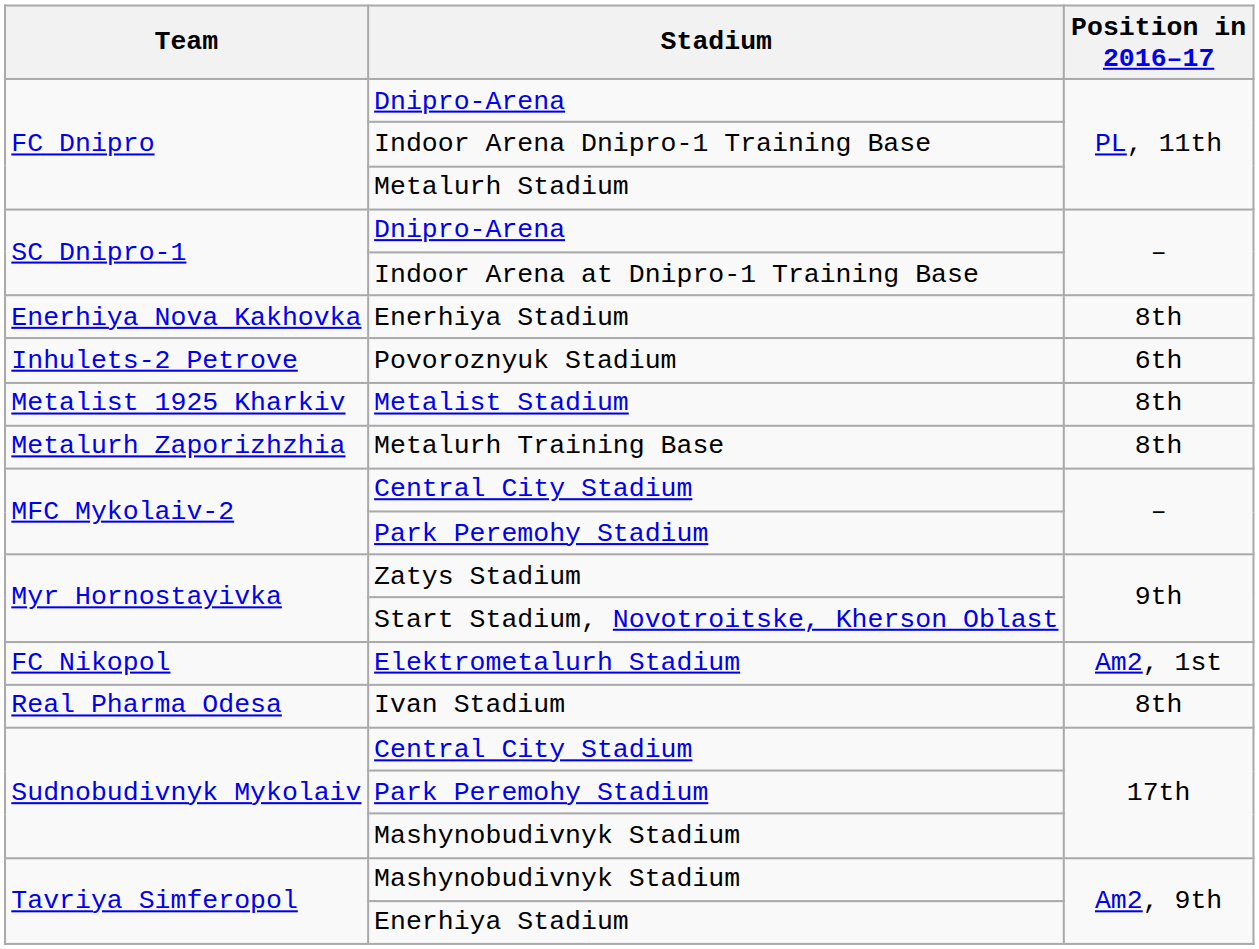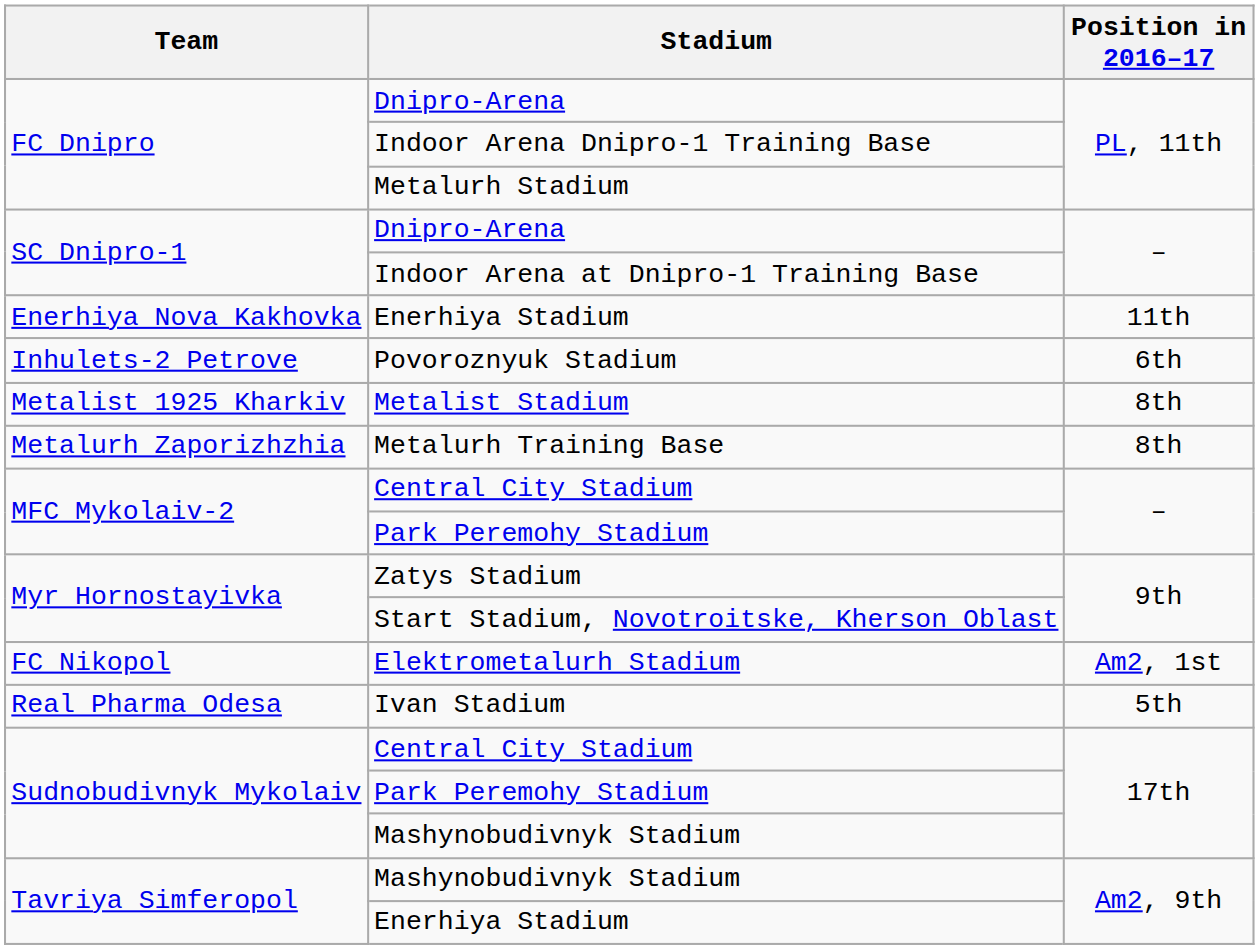(1159, 317) 8th -> (1159, 317) 11th
(1159, 706) 8th -> (1159, 706) 5th
